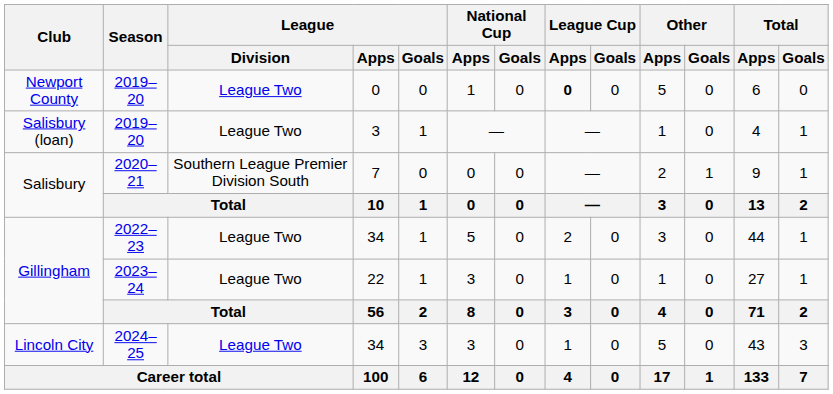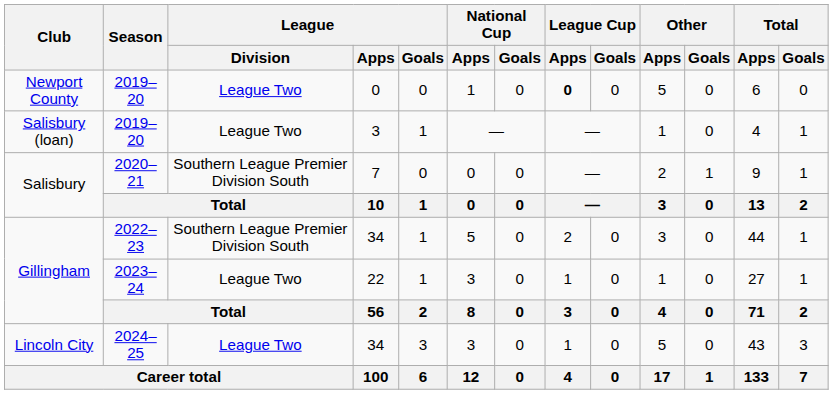(260, 238) League Two -> (260, 238) Southern League Premier Division South
